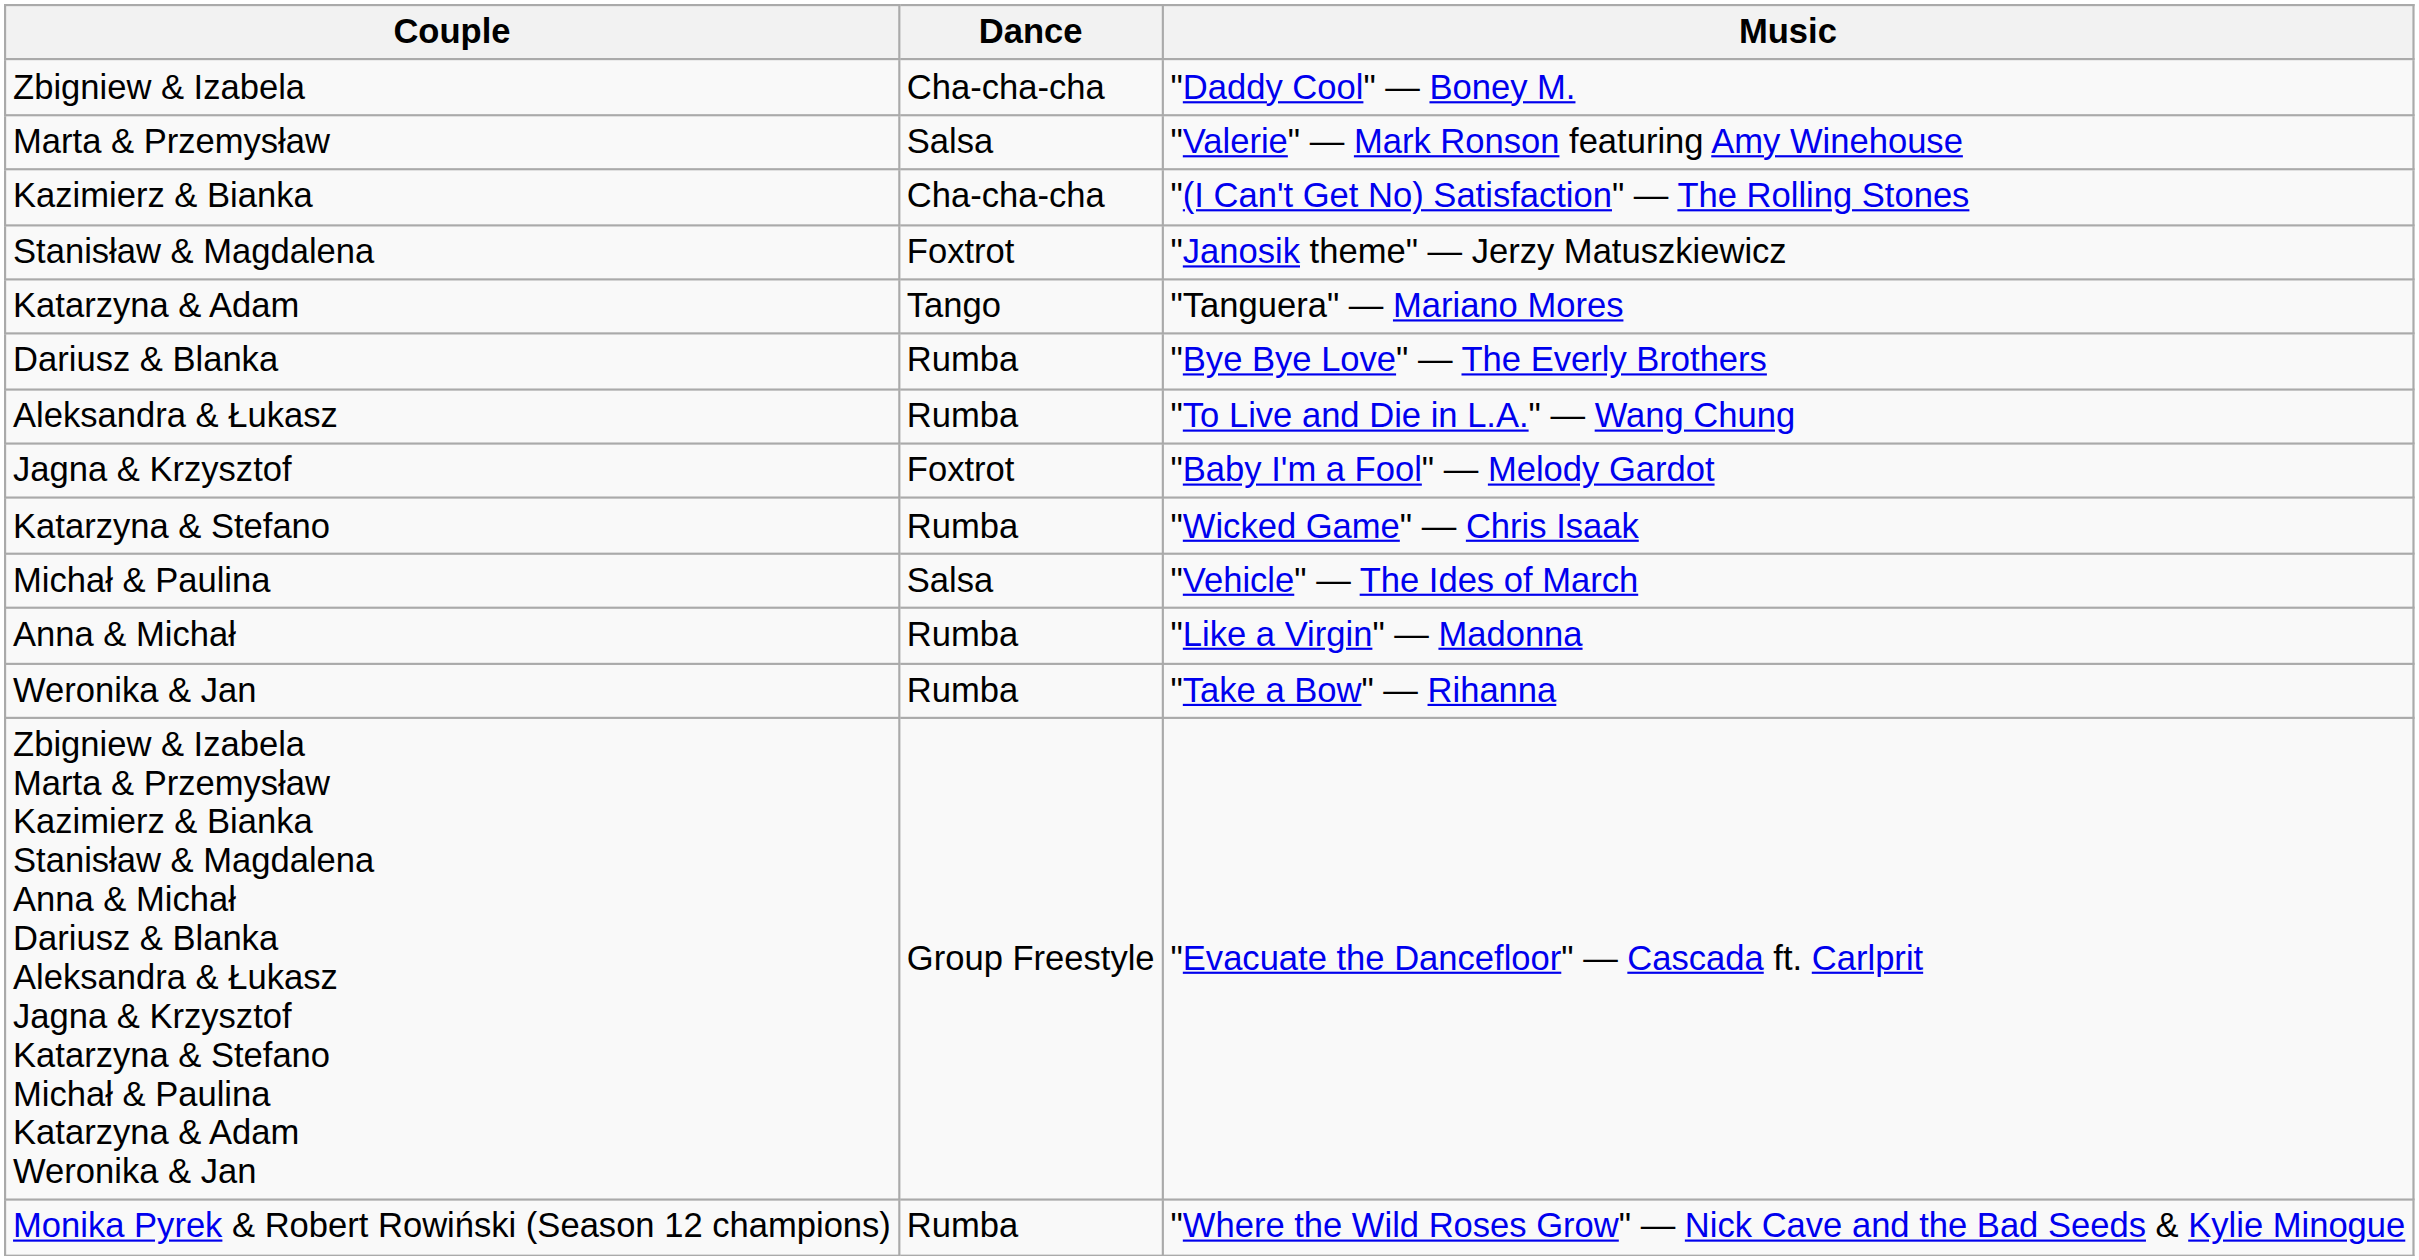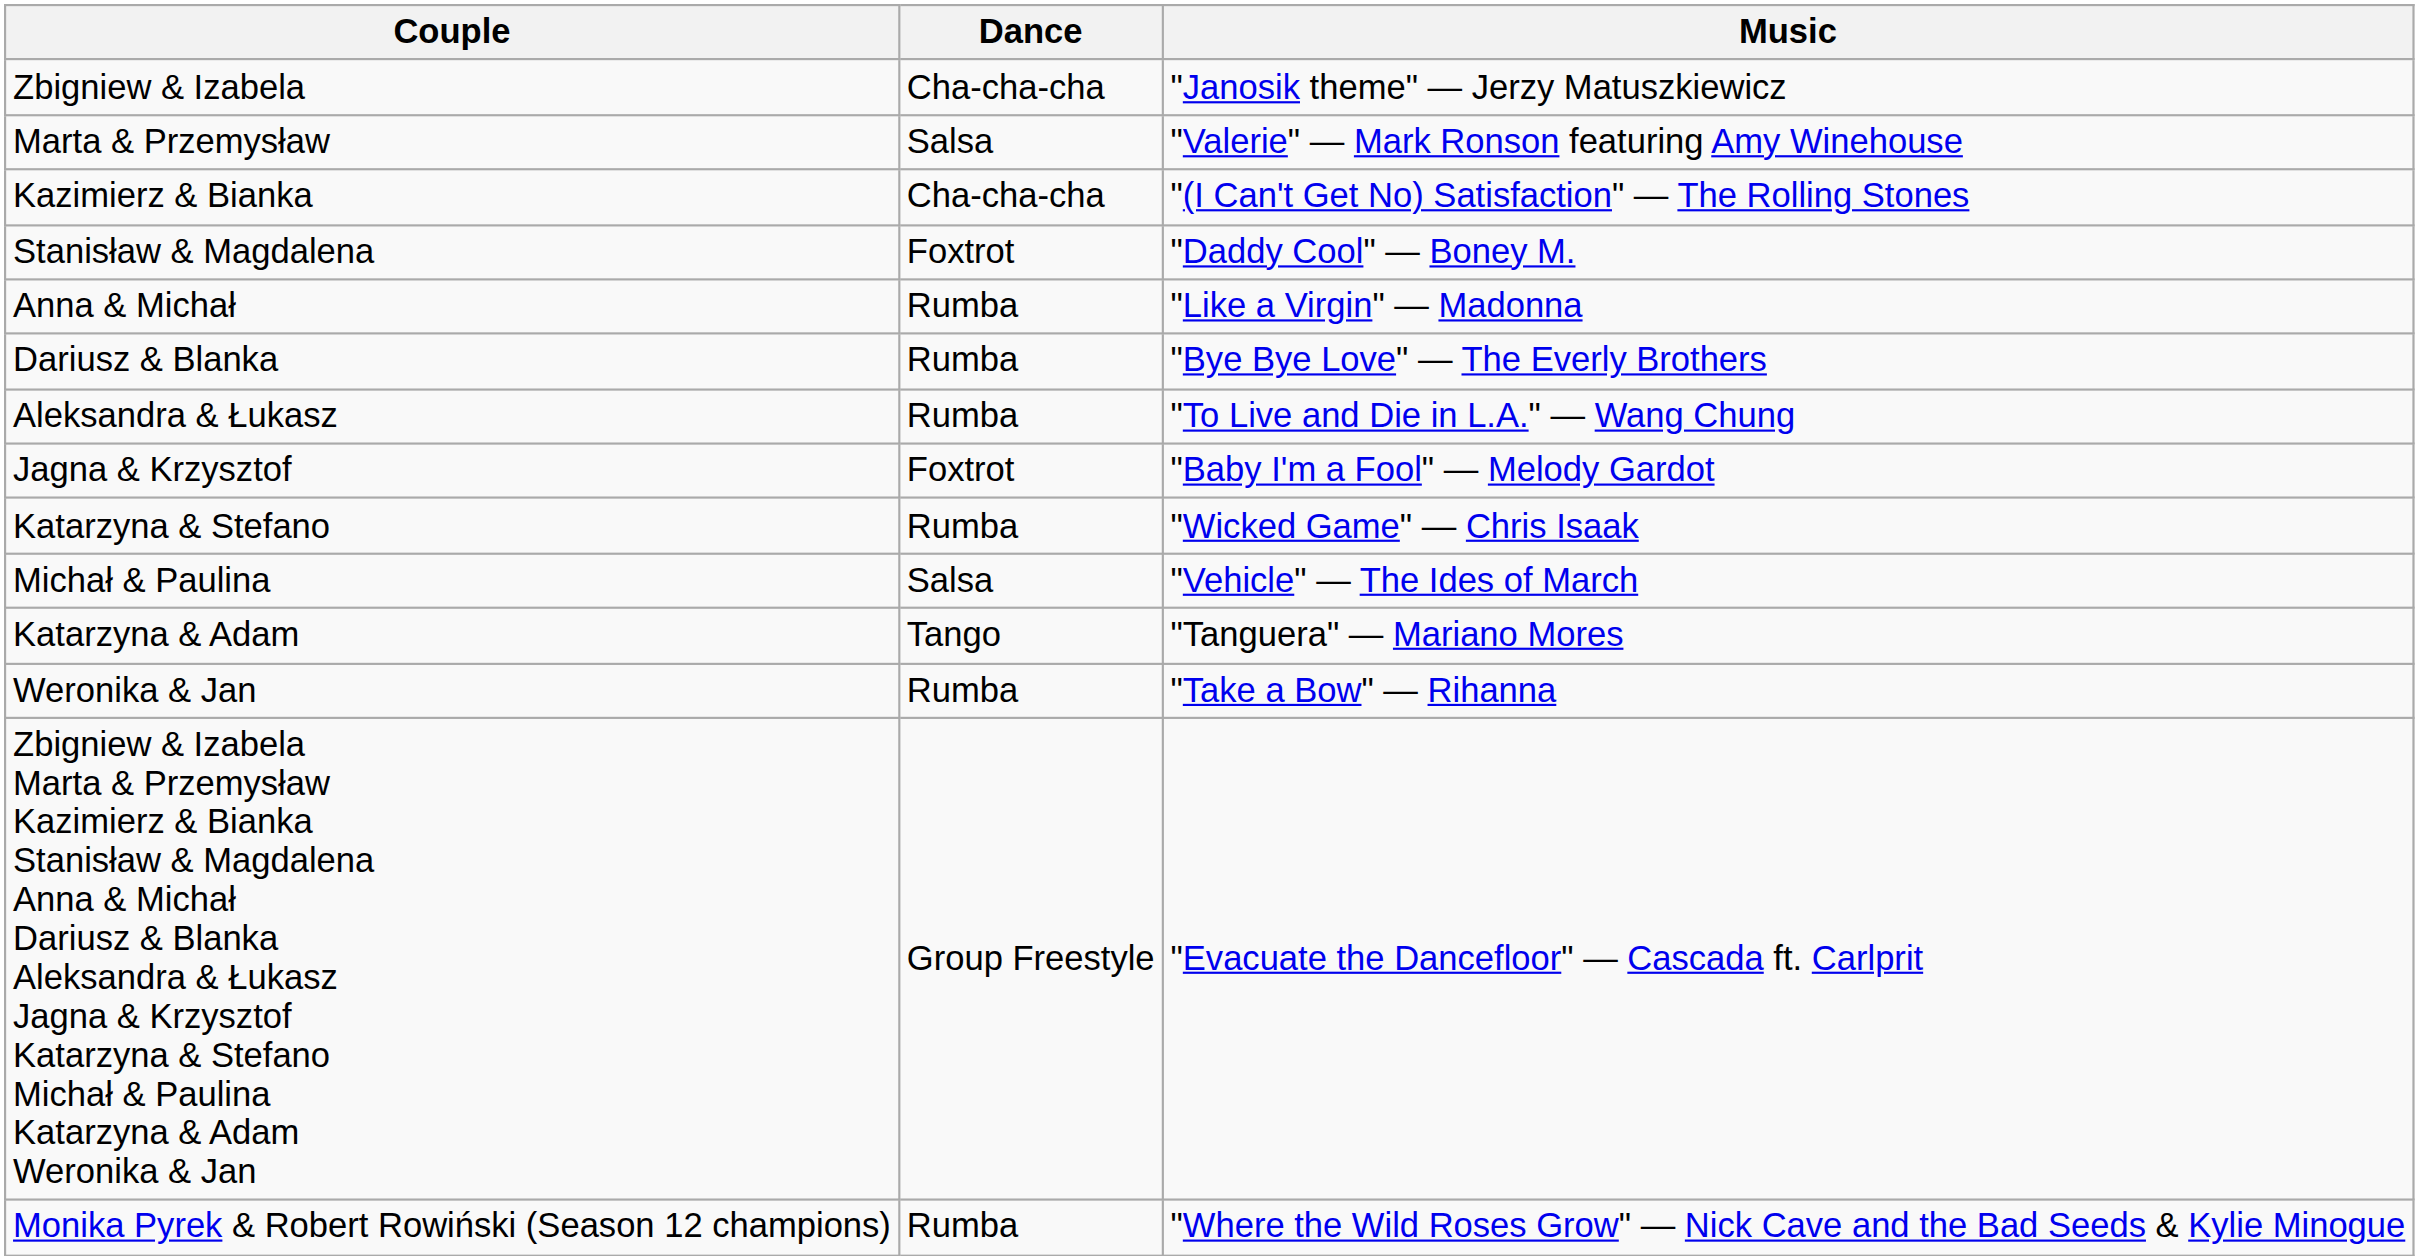(1373, 86) "Daddy Cool" — Boney M. -> (1479, 86) "Janosik theme" — Jerzy Matuszkiewicz
(1479, 251) "Janosik theme" — Jerzy Matuszkiewicz -> (1373, 251) "Daddy Cool" — Boney M.
rows swapped: (124, 634) <-> (156, 305)
